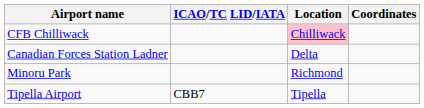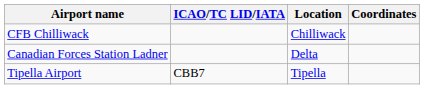(318, 34) pink background -> (318, 34) no background
- row: (39, 73)
